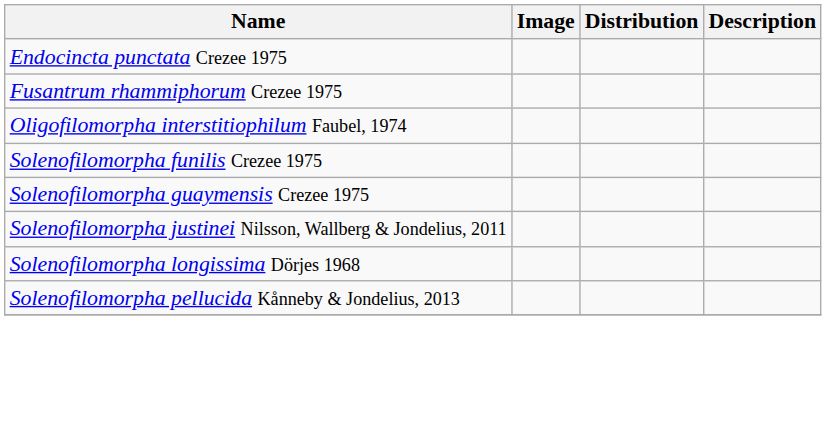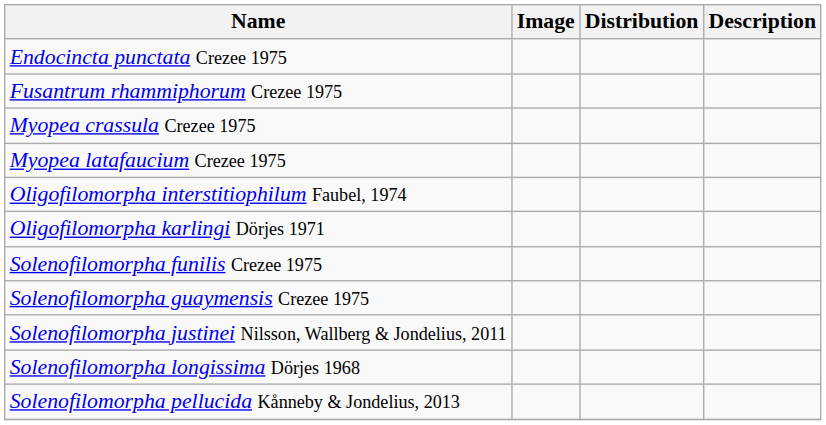+ row: (133, 125)
+ row: (148, 159)
+ row: (167, 228)
